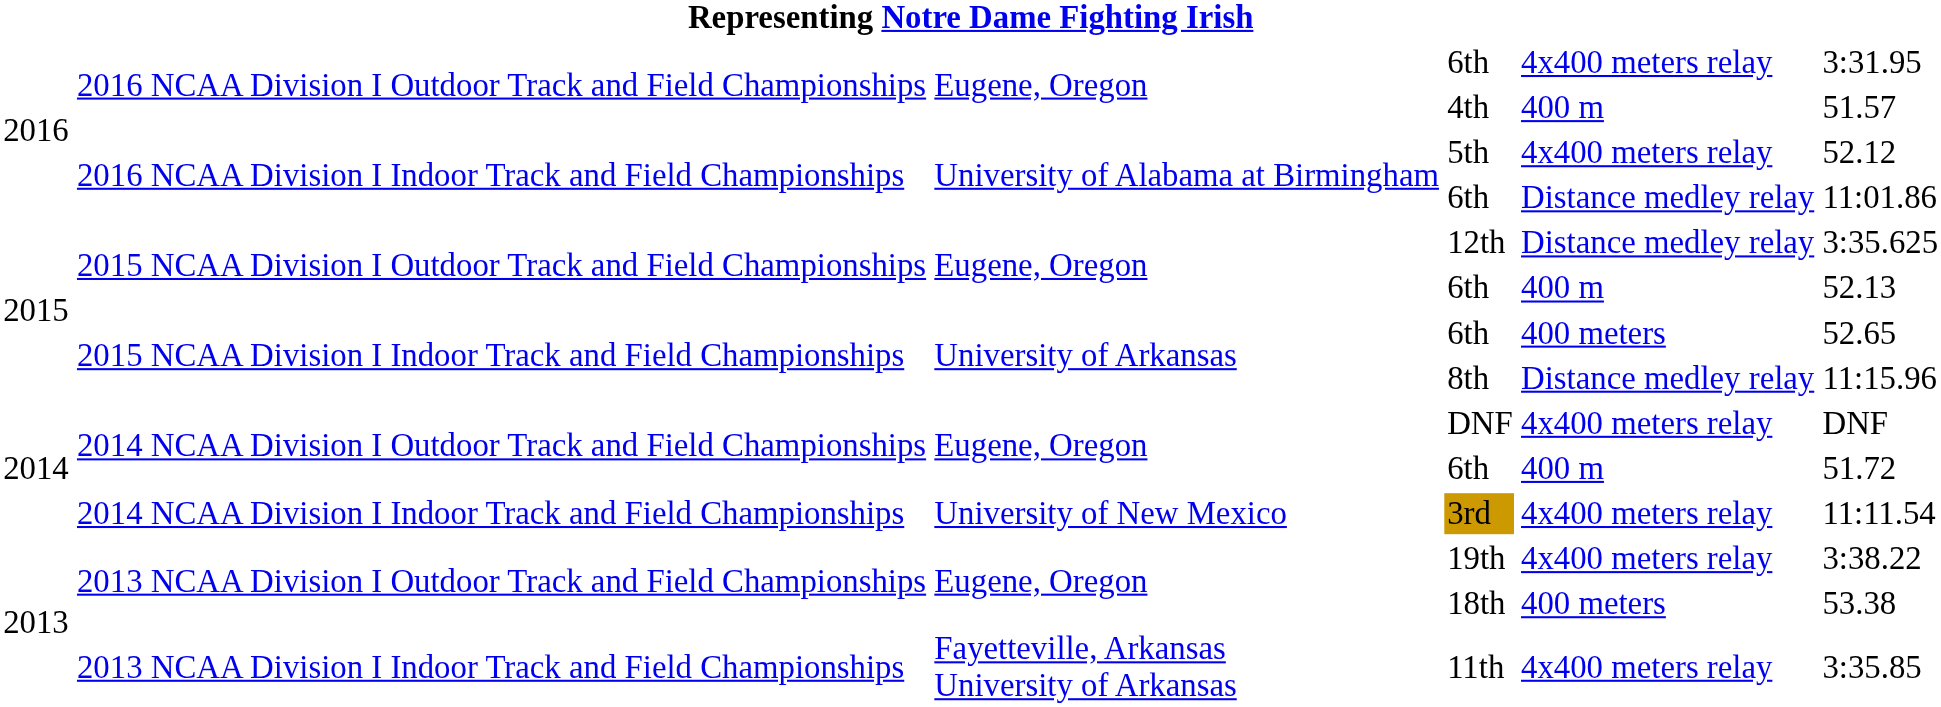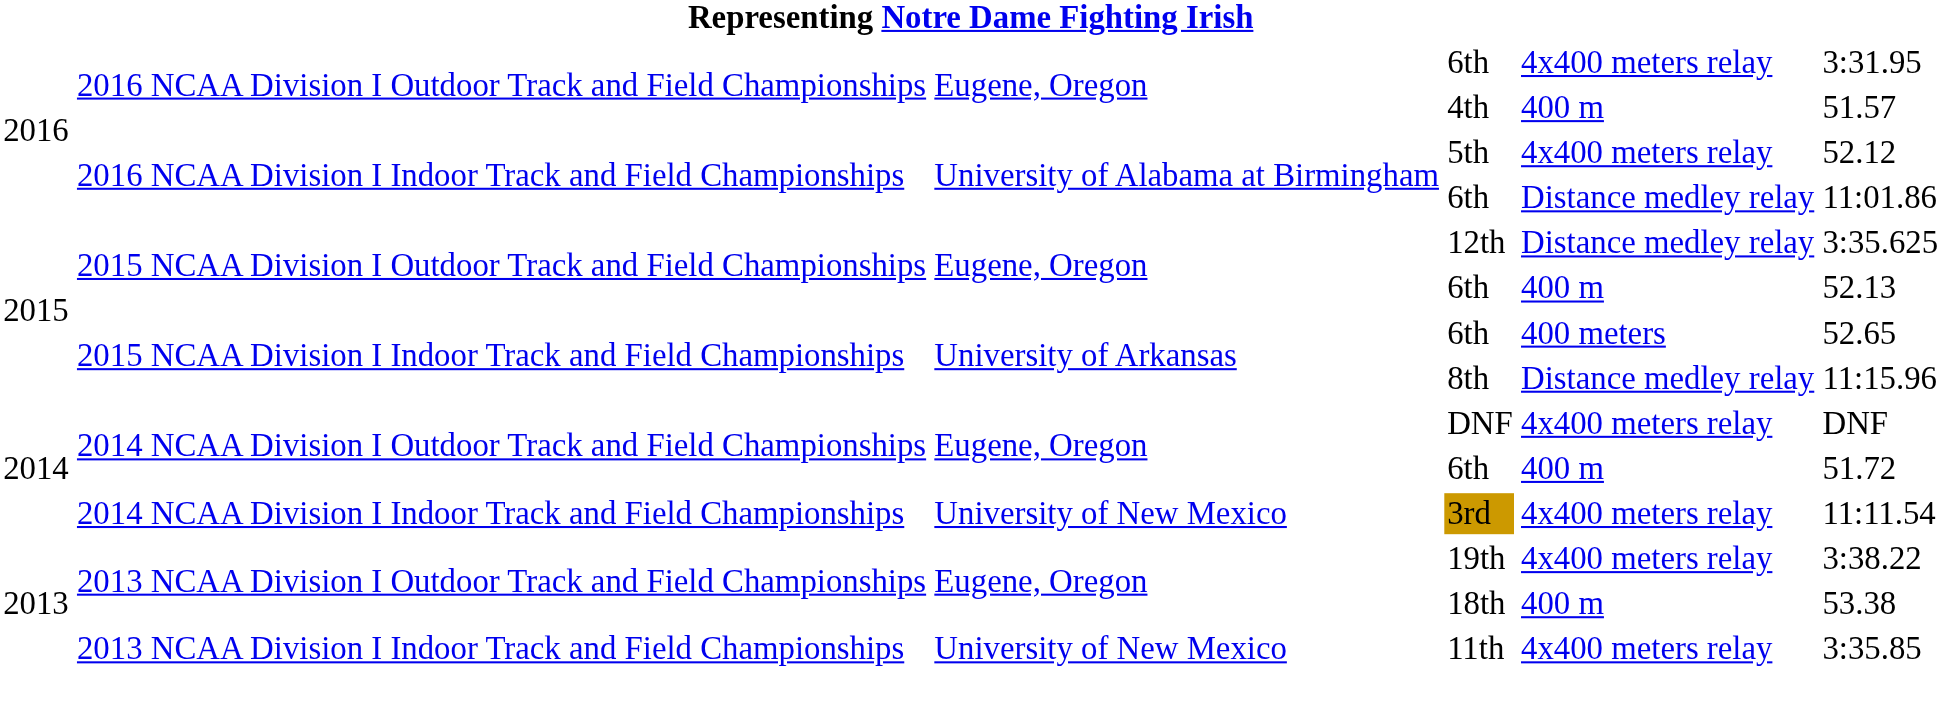(1593, 603) 400 meters -> (1562, 603) 400 m
(1086, 666) Fayetteville, Arkansas University of Arkansas -> (1111, 648) University of New Mexico
